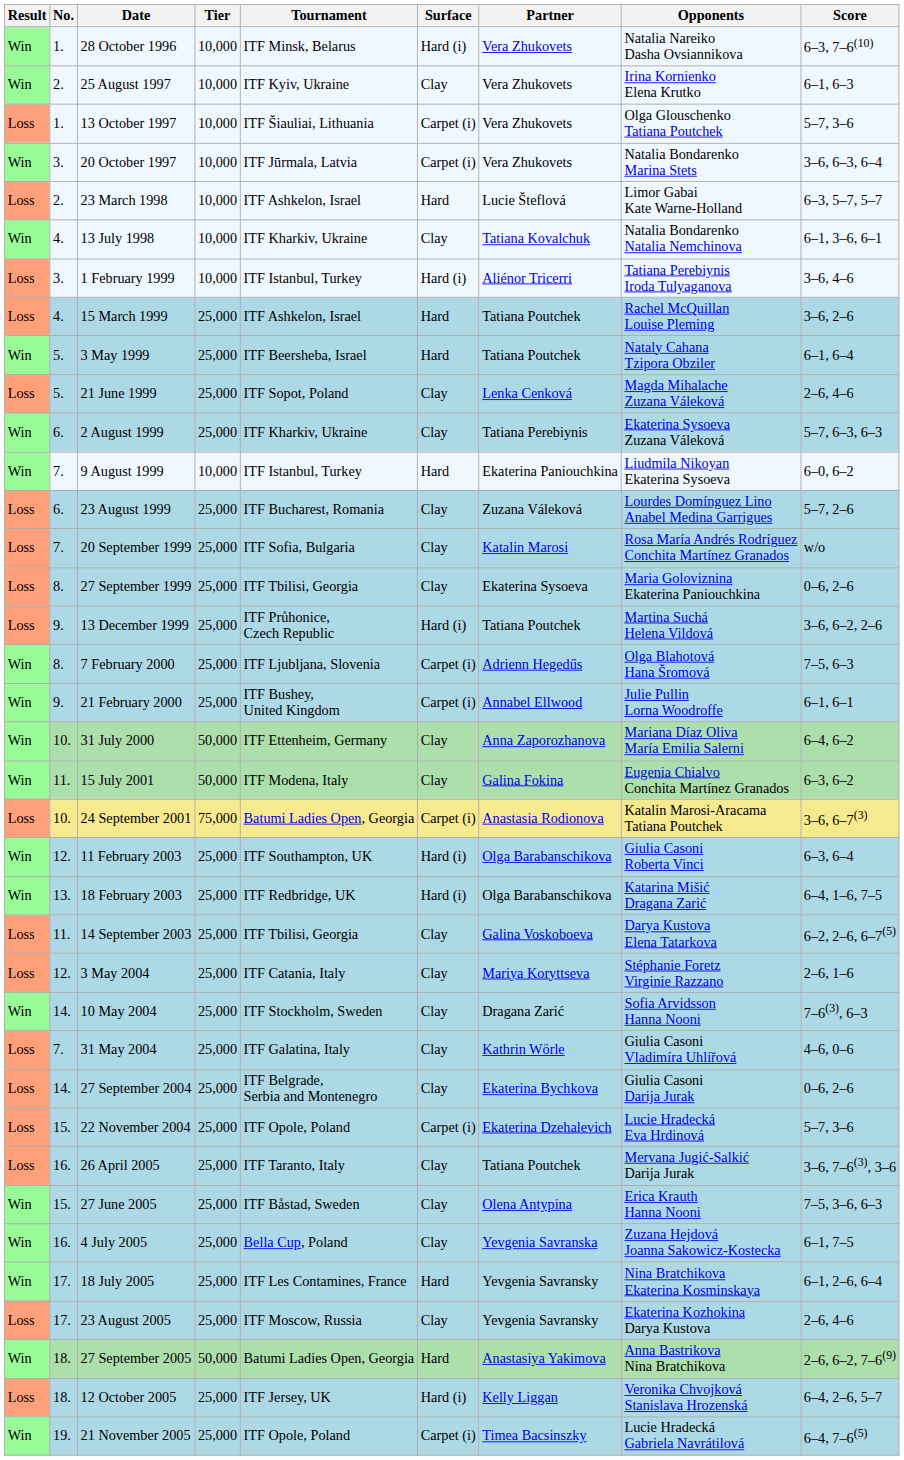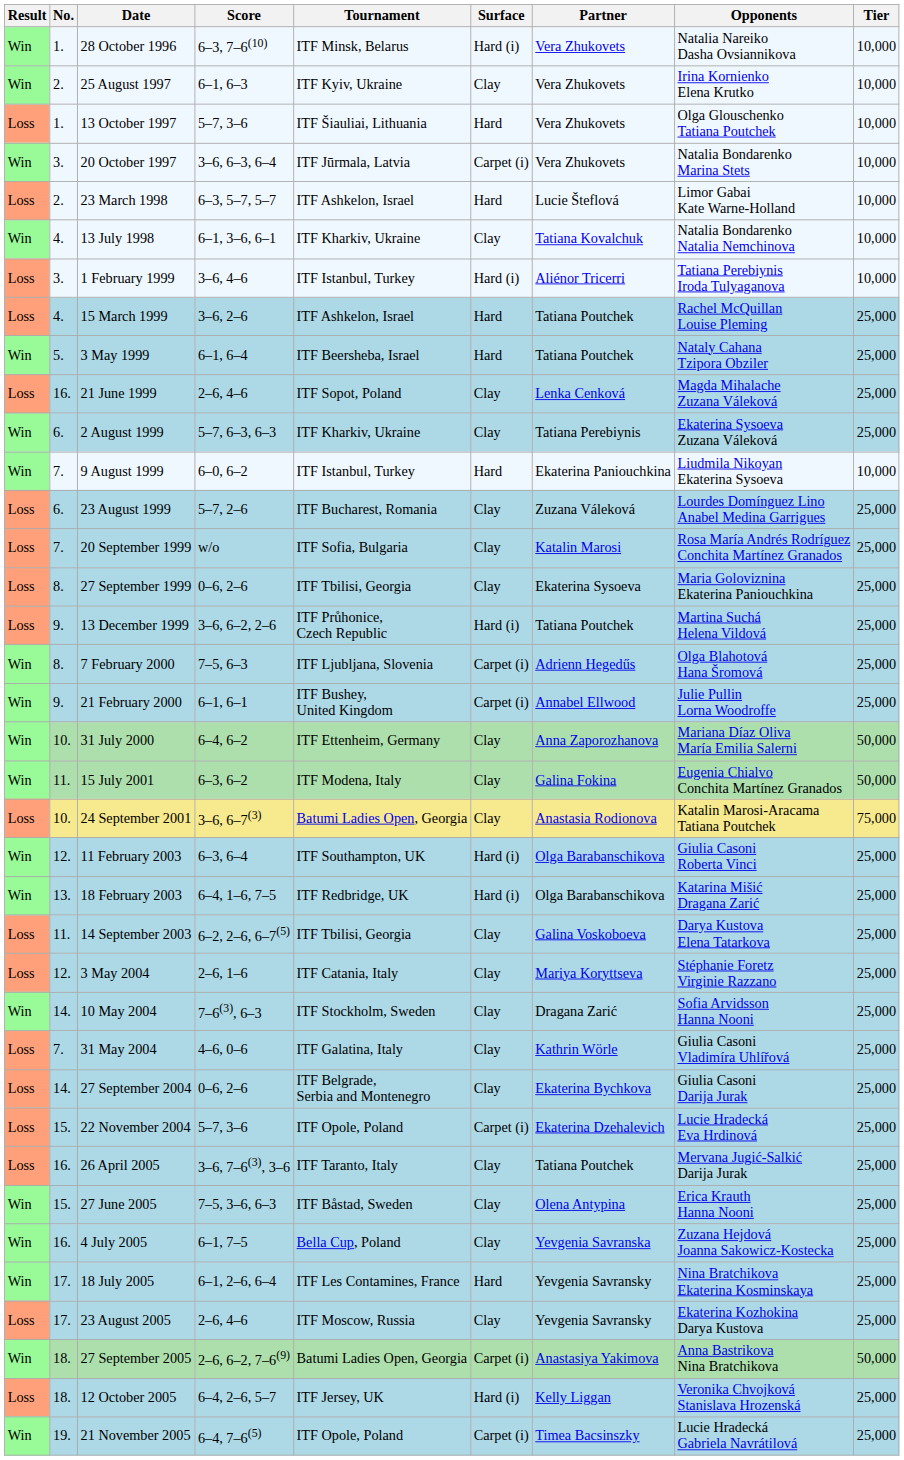columns swapped: (217, 15) <-> (850, 15)
(448, 123) Carpet (i) -> (488, 123) Hard
(58, 393) 5. -> (62, 393) 16.
(448, 818) Carpet (i) -> (487, 818) Clay
(435, 1358) Hard -> (501, 1358) Carpet (i)
